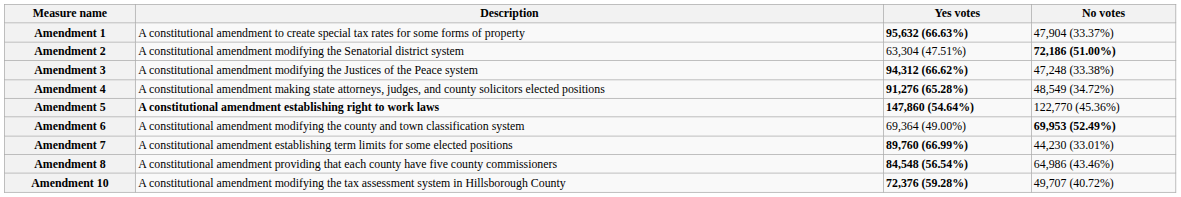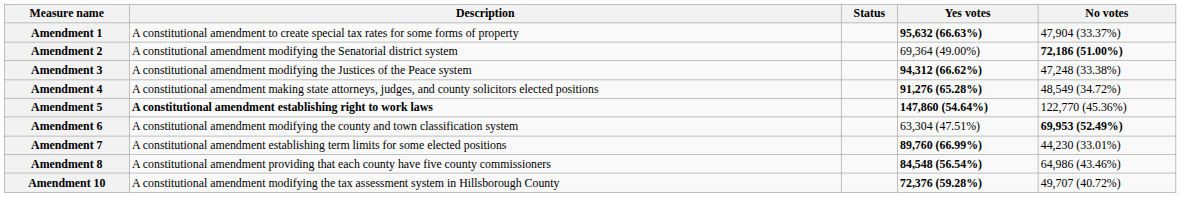+ column: (869, 13)
(926, 51) 63,304 (47.51%) -> (940, 51) 69,364 (49.00%)
(926, 126) 69,364 (49.00%) -> (940, 126) 63,304 (47.51%)
